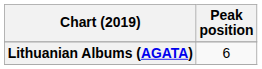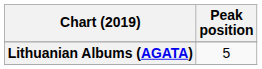(226, 53) 6 -> (226, 53) 5
